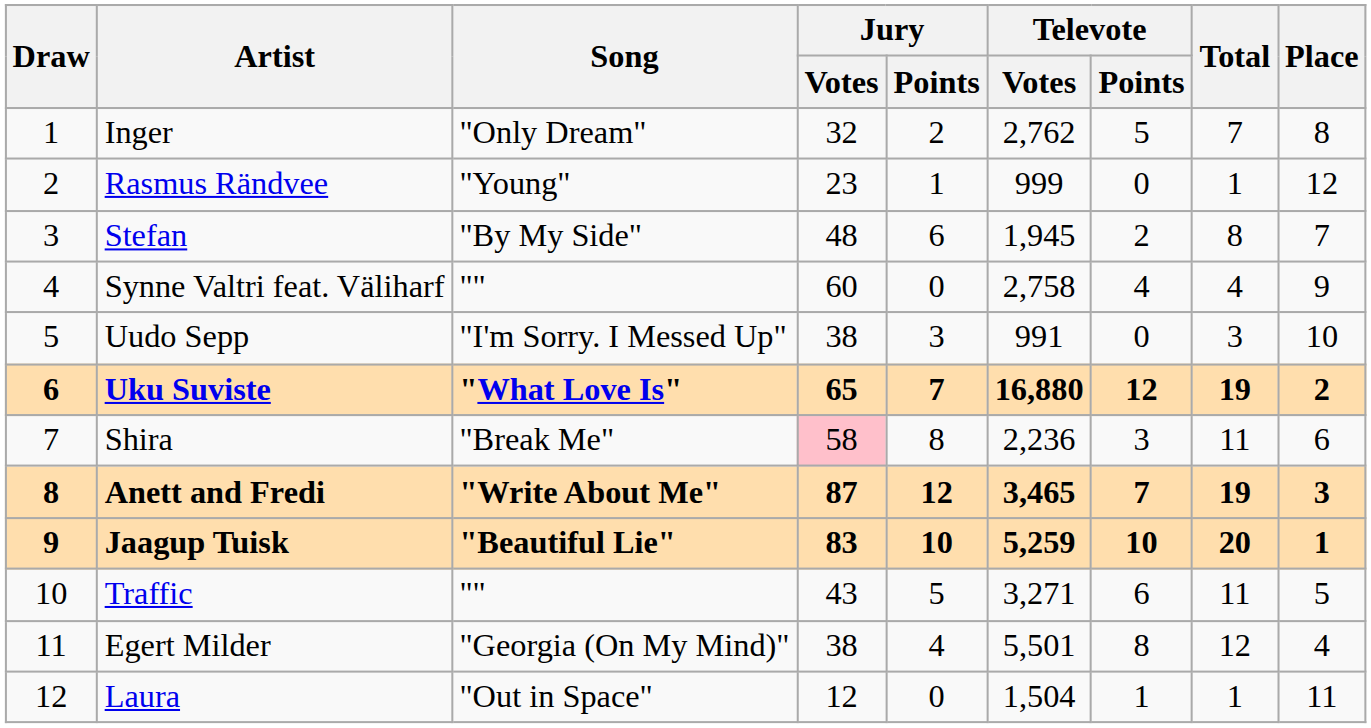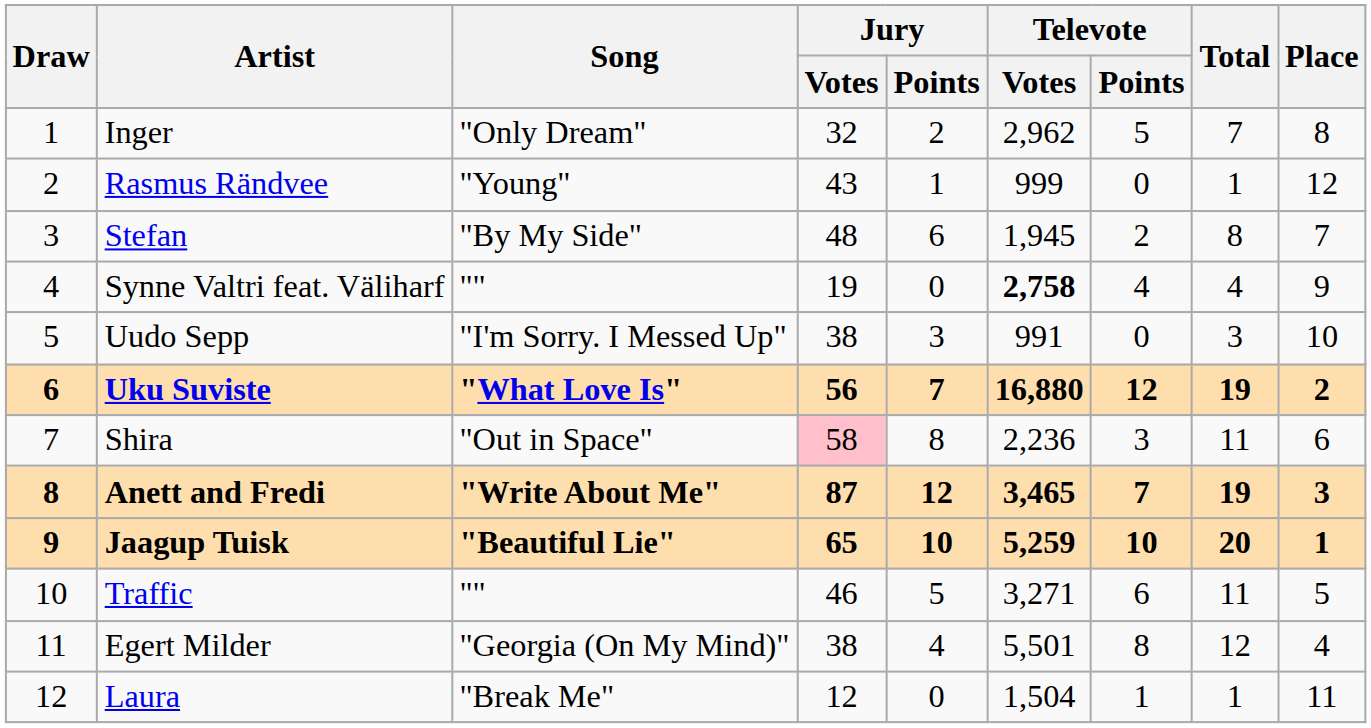(1039, 132) 2,762 -> (1039, 132) 2,962
(842, 183) 23 -> (842, 183) 43
(842, 286) 60 -> (842, 286) 19
(1039, 286) normal -> (1039, 286) bold
(842, 388) 65 -> (842, 388) 56
(537, 440) "Break Me" -> (556, 440) "Out in Space"
(842, 542) 83 -> (842, 542) 65
(842, 593) 43 -> (842, 593) 46
(556, 696) "Out in Space" -> (537, 696) "Break Me"
